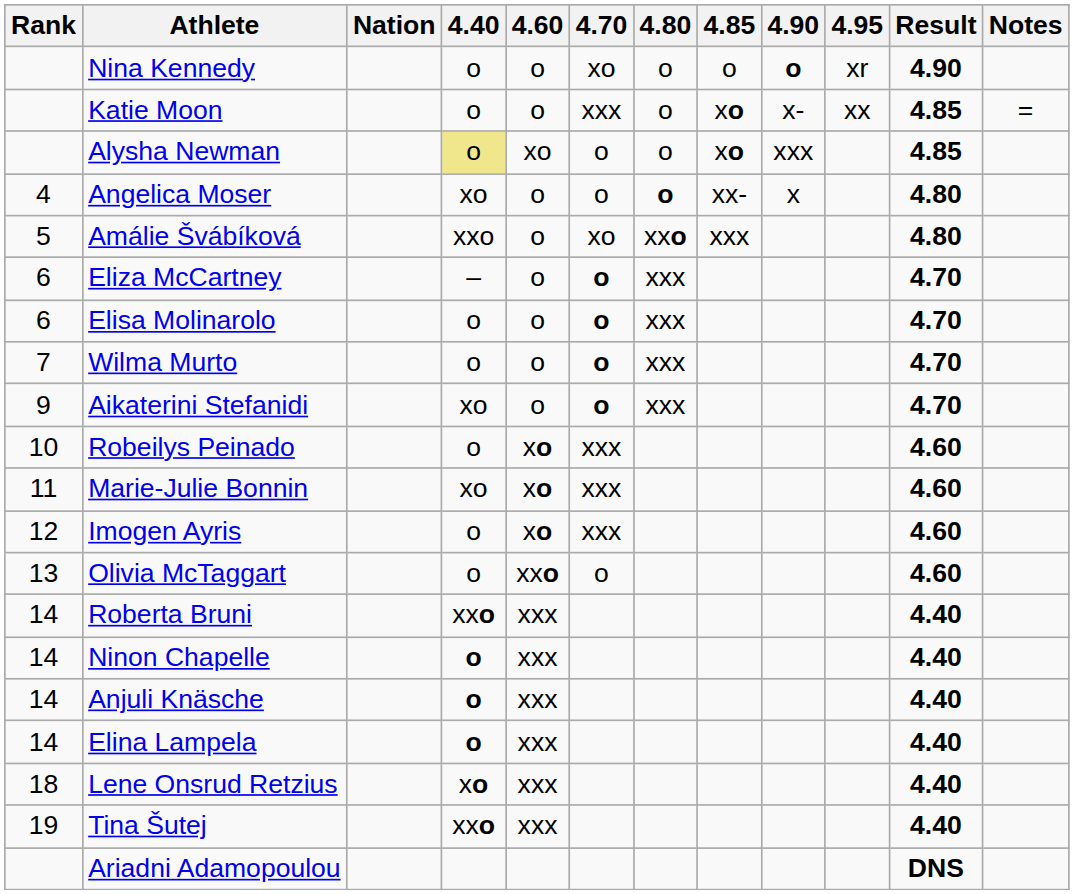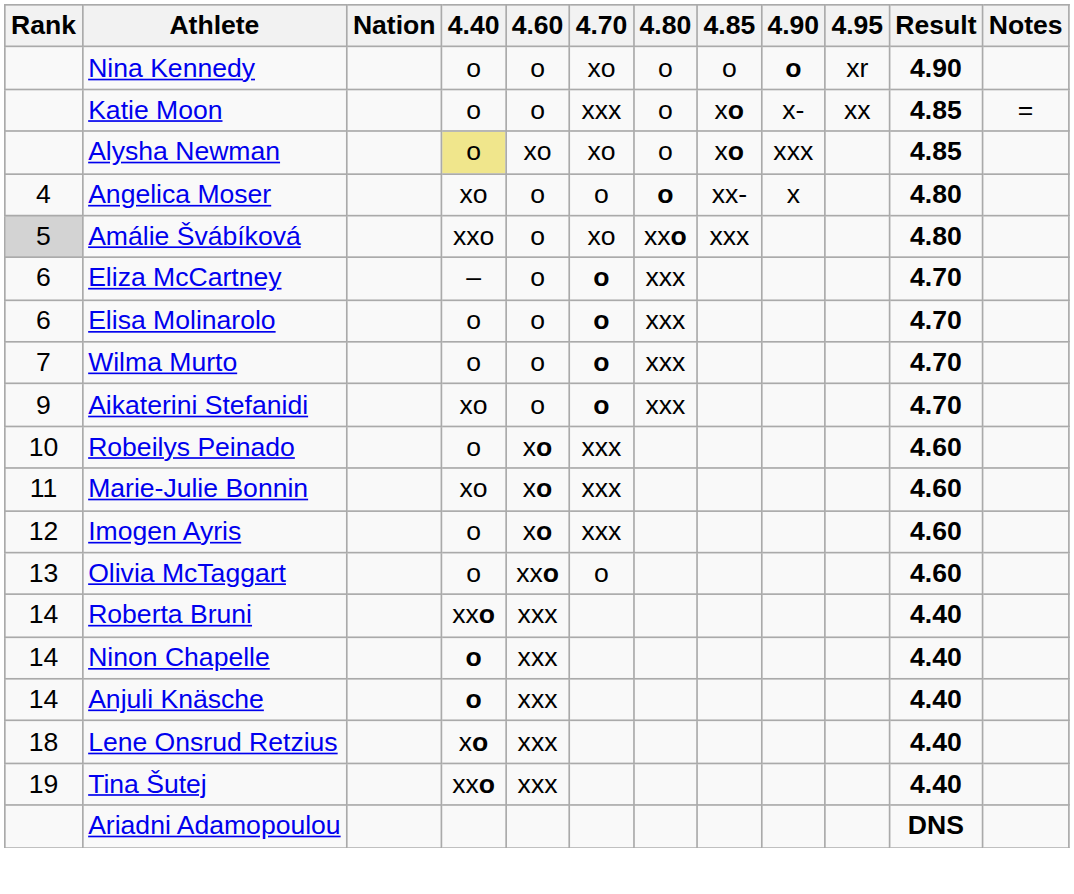(601, 151) o -> (601, 151) xo
(43, 236) no background -> (43, 236) lightgrey background
- row: (172, 741)
